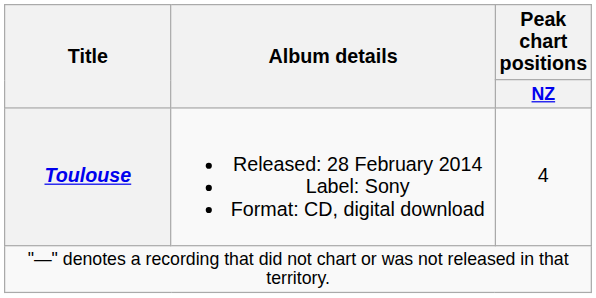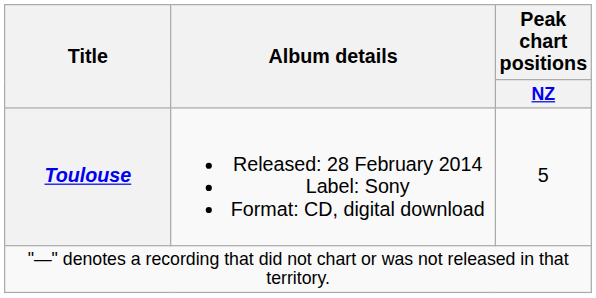(543, 176) 4 -> (543, 176) 5
